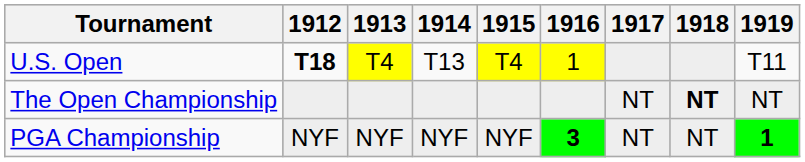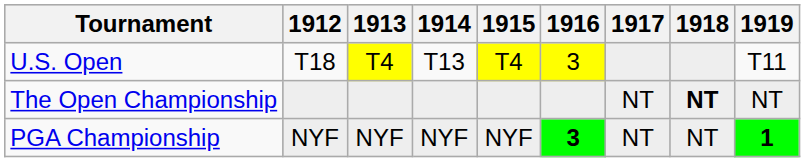(315, 62) bold -> (315, 62) normal
(573, 62) 1 -> (573, 62) 3
